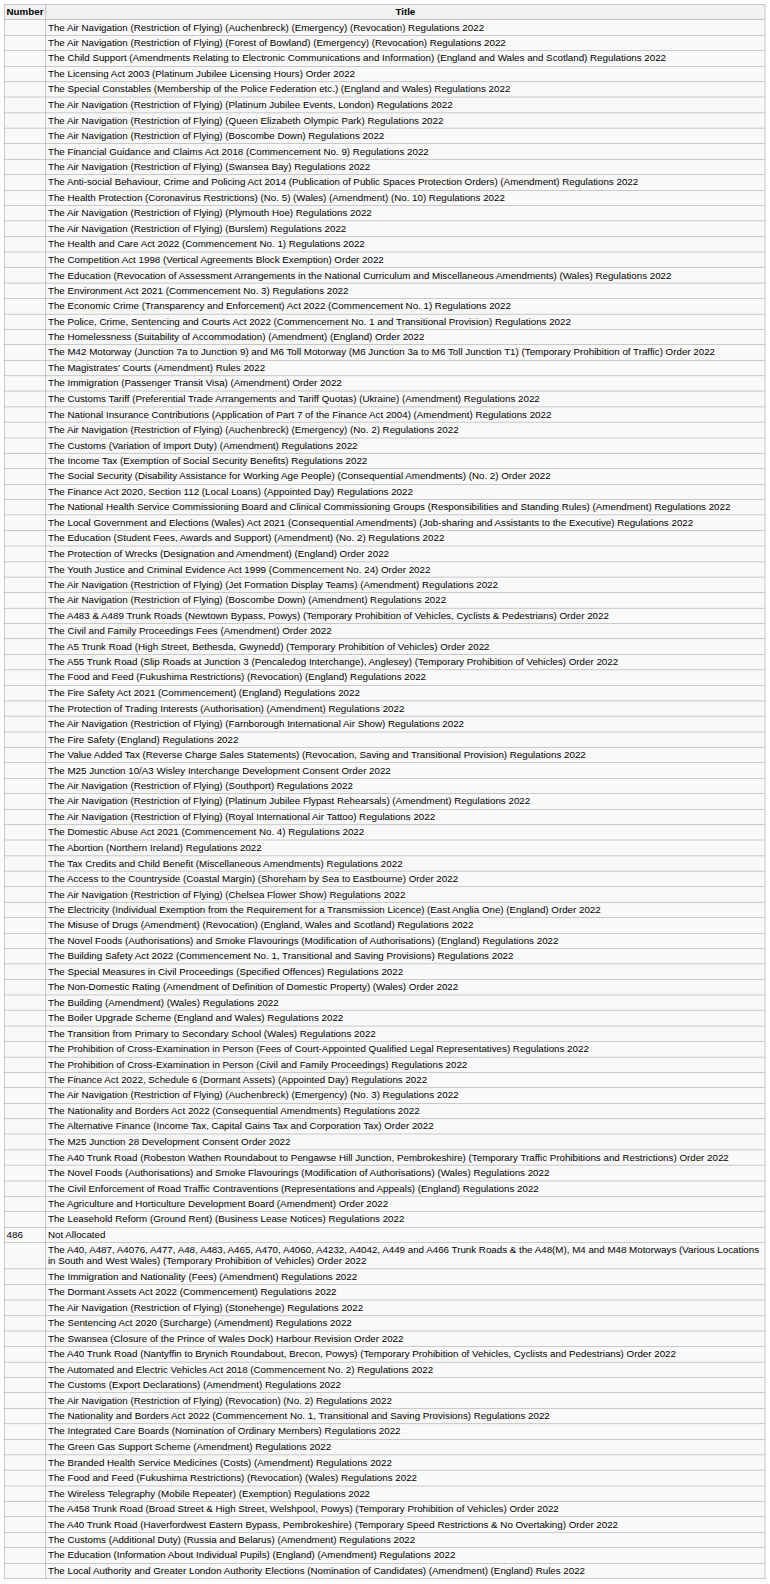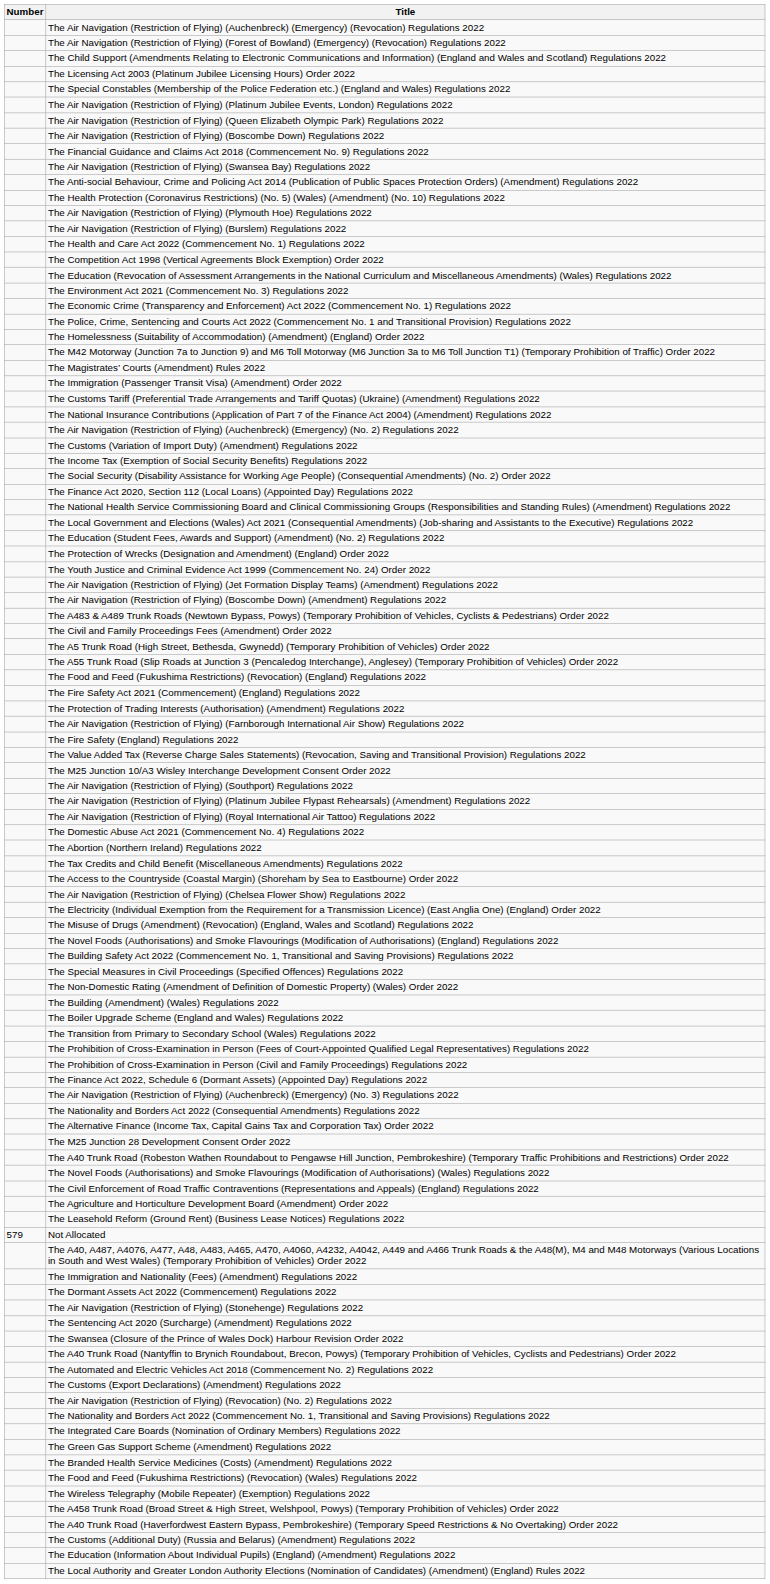(15, 1235) 486 -> (15, 1235) 579
